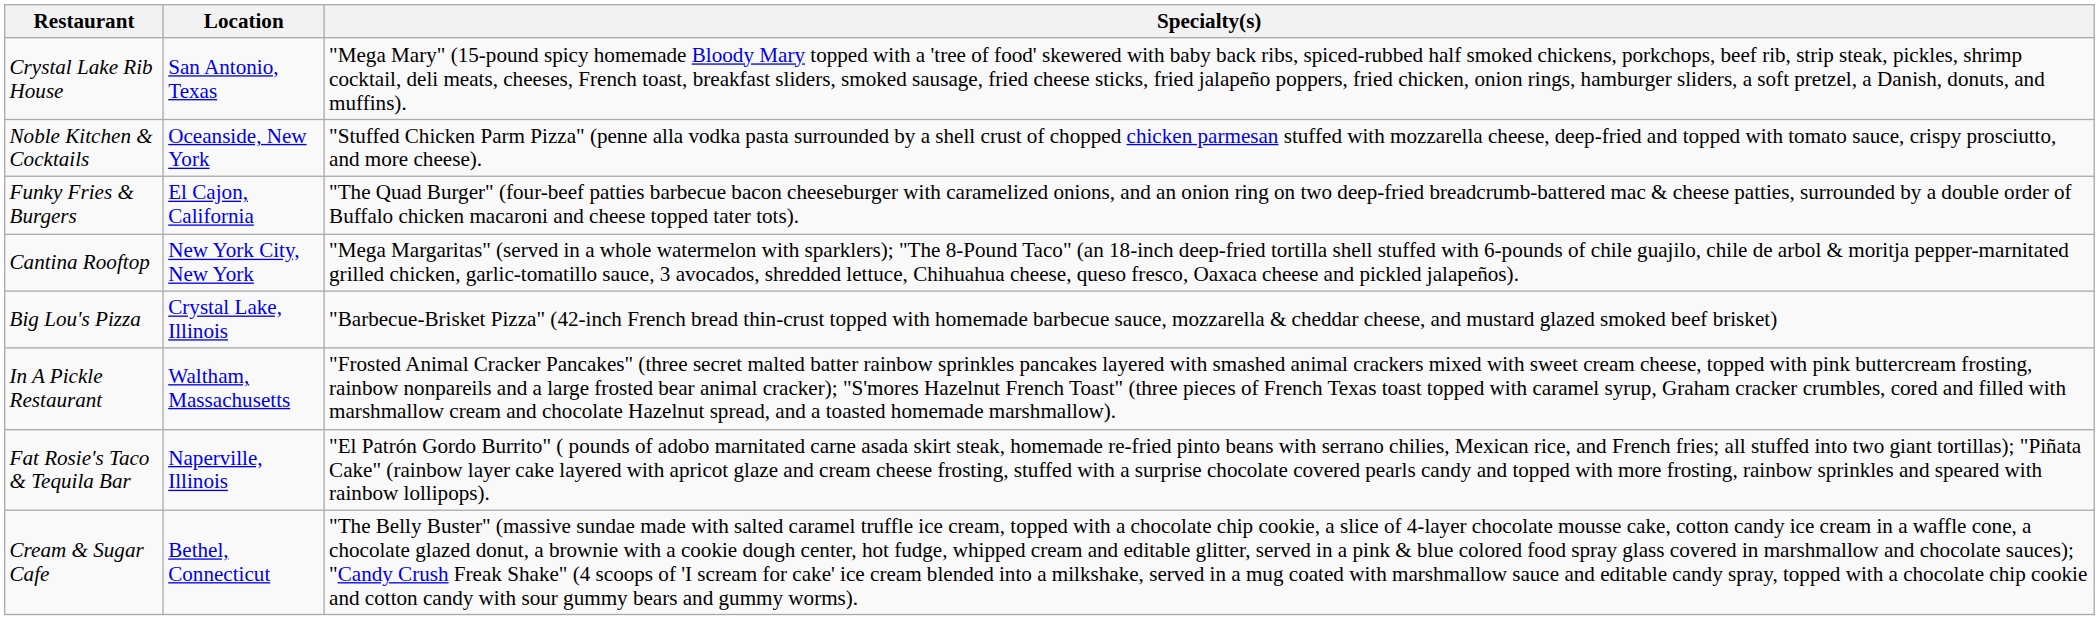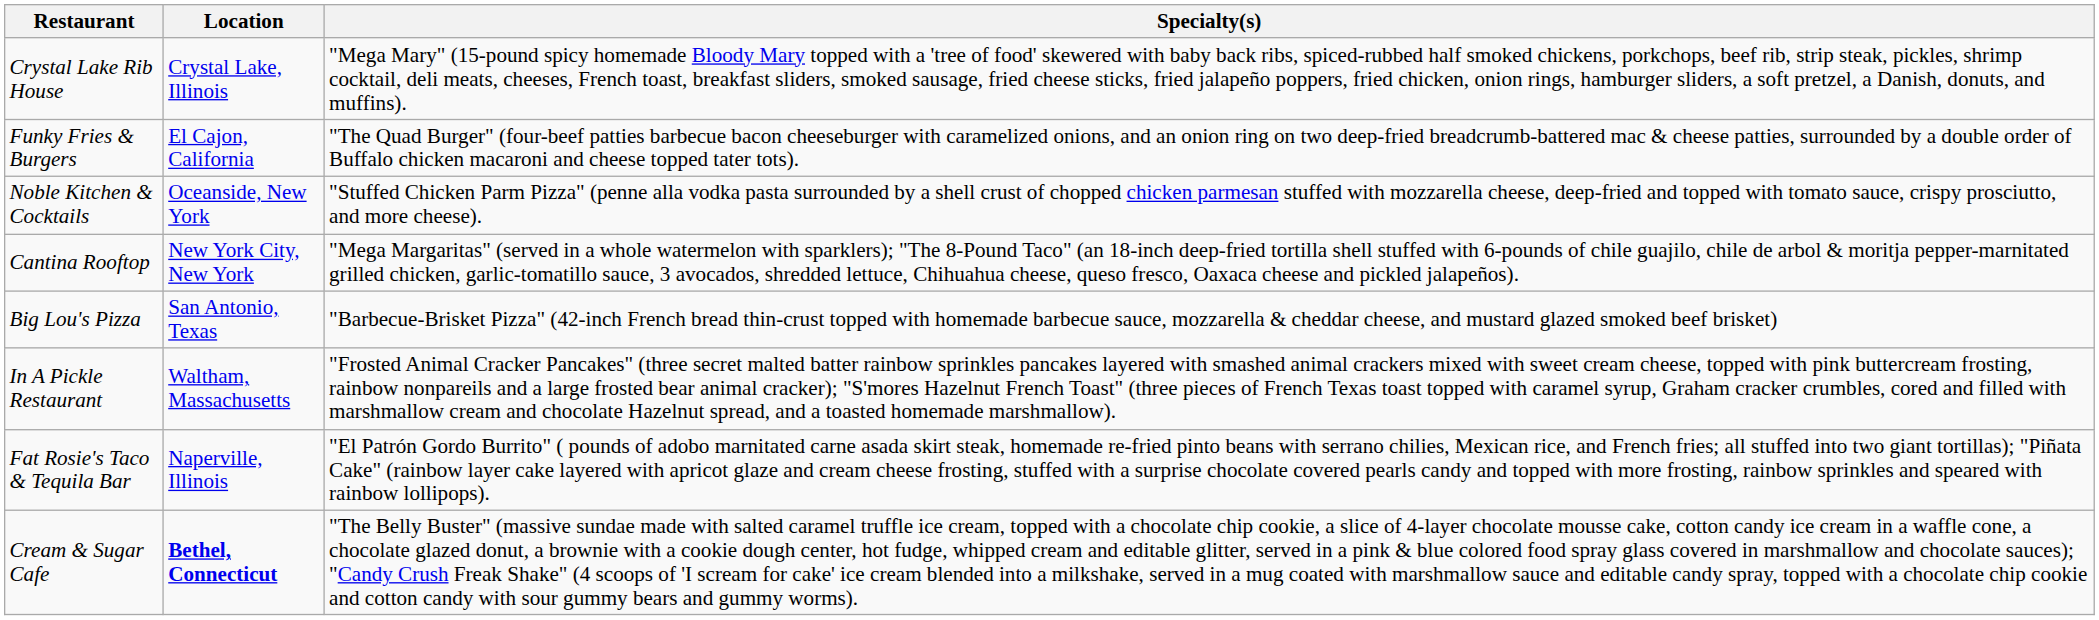(223, 78) San Antonio, Texas -> (225, 78) Crystal Lake, Illinois
rows swapped: (72, 204) <-> (81, 147)
(225, 319) Crystal Lake, Illinois -> (223, 319) San Antonio, Texas
(219, 562) normal -> (223, 562) bold
